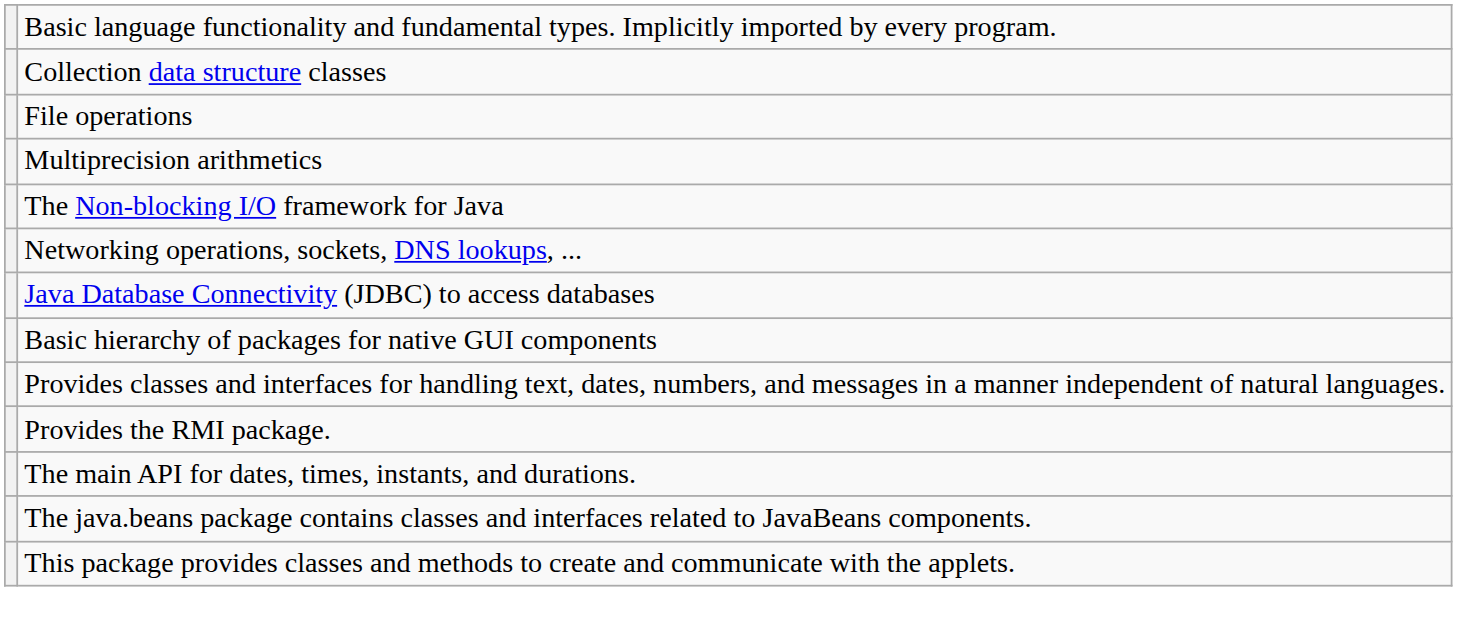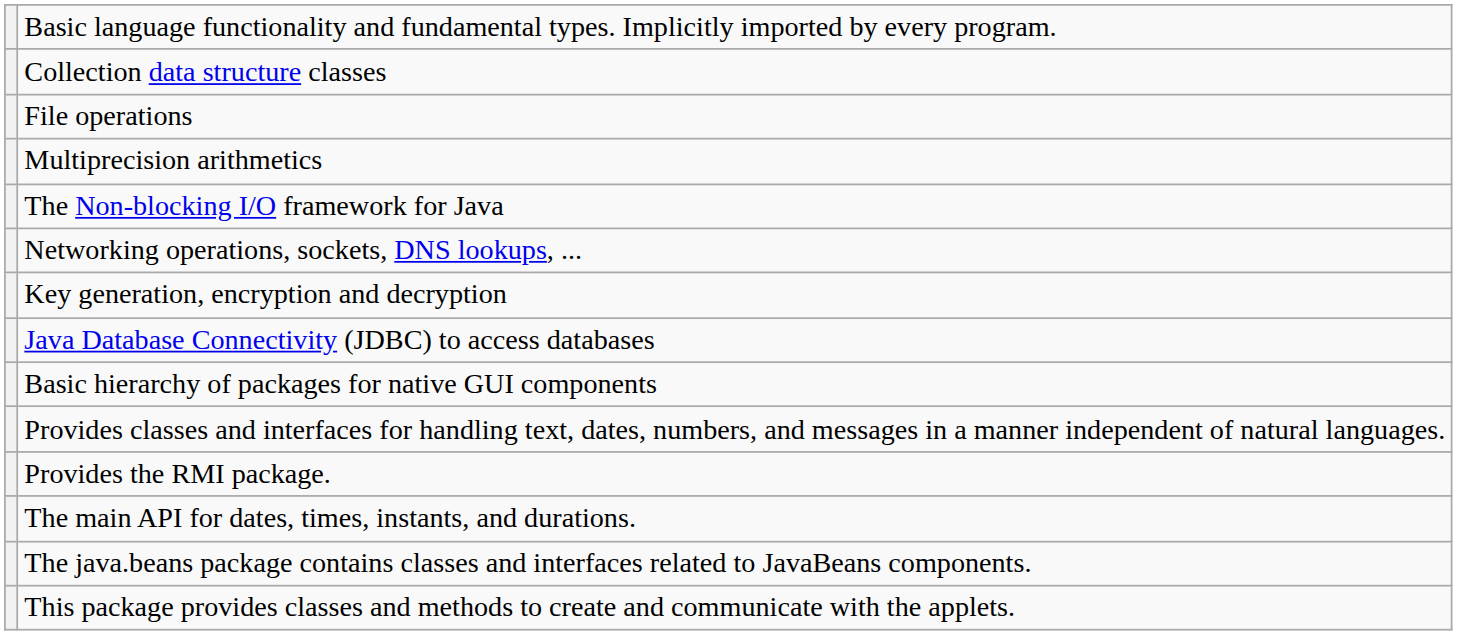+ row: (266, 294)
